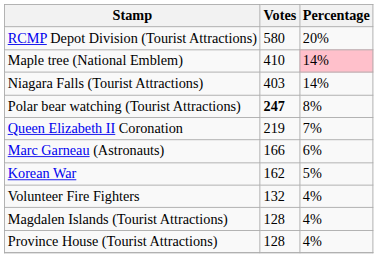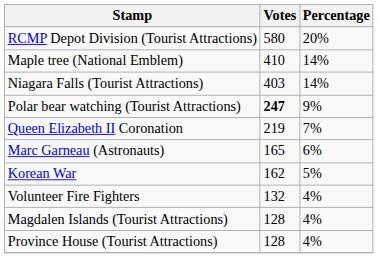(316, 60) pink background -> (316, 60) no background
(312, 106) 8% -> (312, 106) 9%
(274, 151) 166 -> (274, 151) 165
